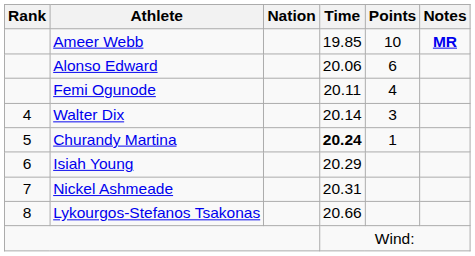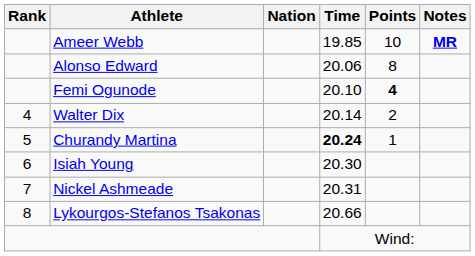(393, 66) 6 -> (393, 66) 8
(342, 90) 20.11 -> (342, 90) 20.10
(393, 90) normal -> (393, 90) bold
(393, 115) 3 -> (393, 115) 2
(342, 164) 20.29 -> (342, 164) 20.30
